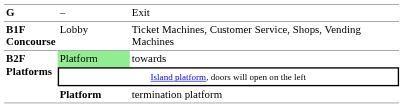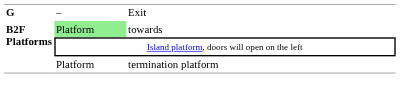- row: (246, 36)
(81, 94) bold -> (75, 64) normal
